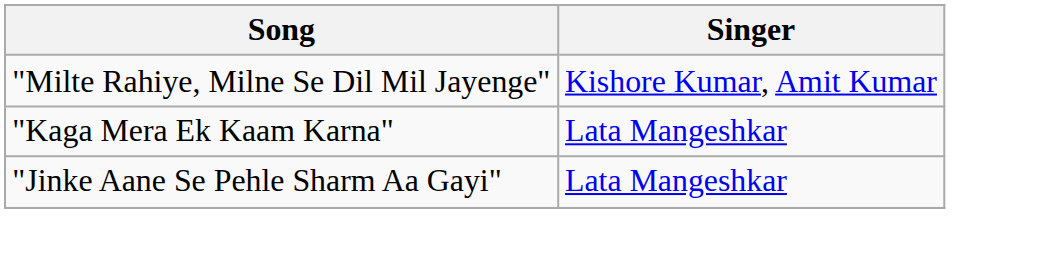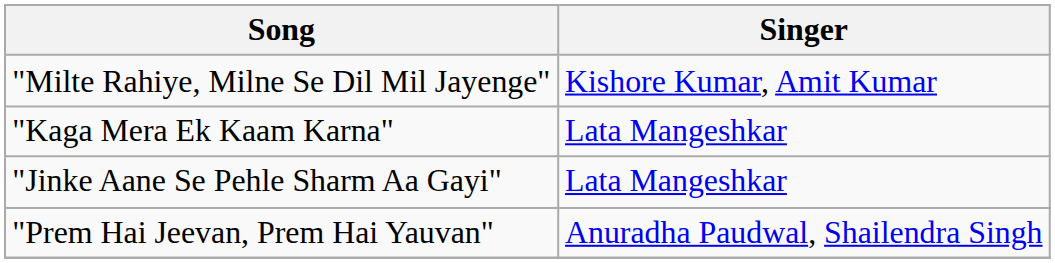+ row: (253, 231)
